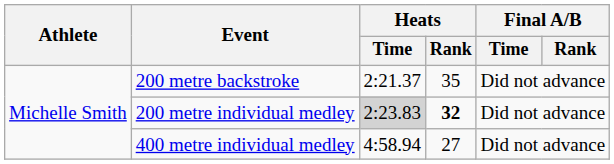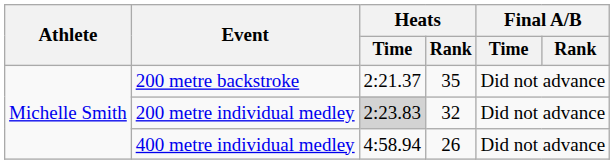(451, 112) bold -> (451, 112) normal
(451, 144) 27 -> (451, 144) 26
